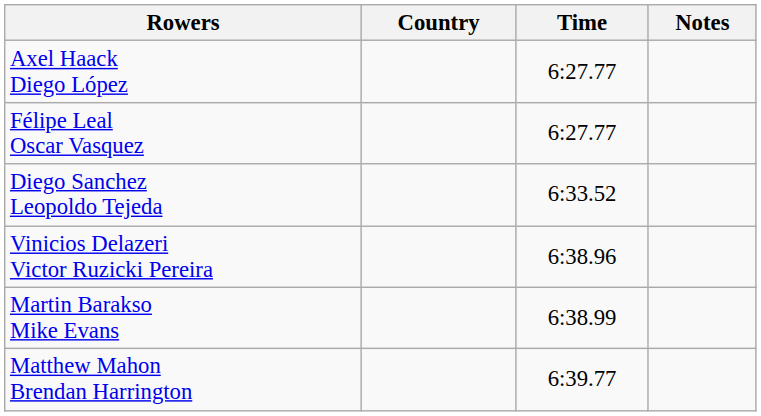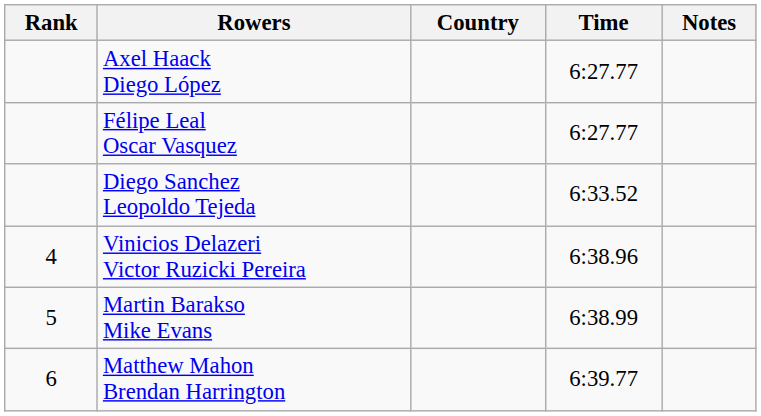+ column: (51, 22)
